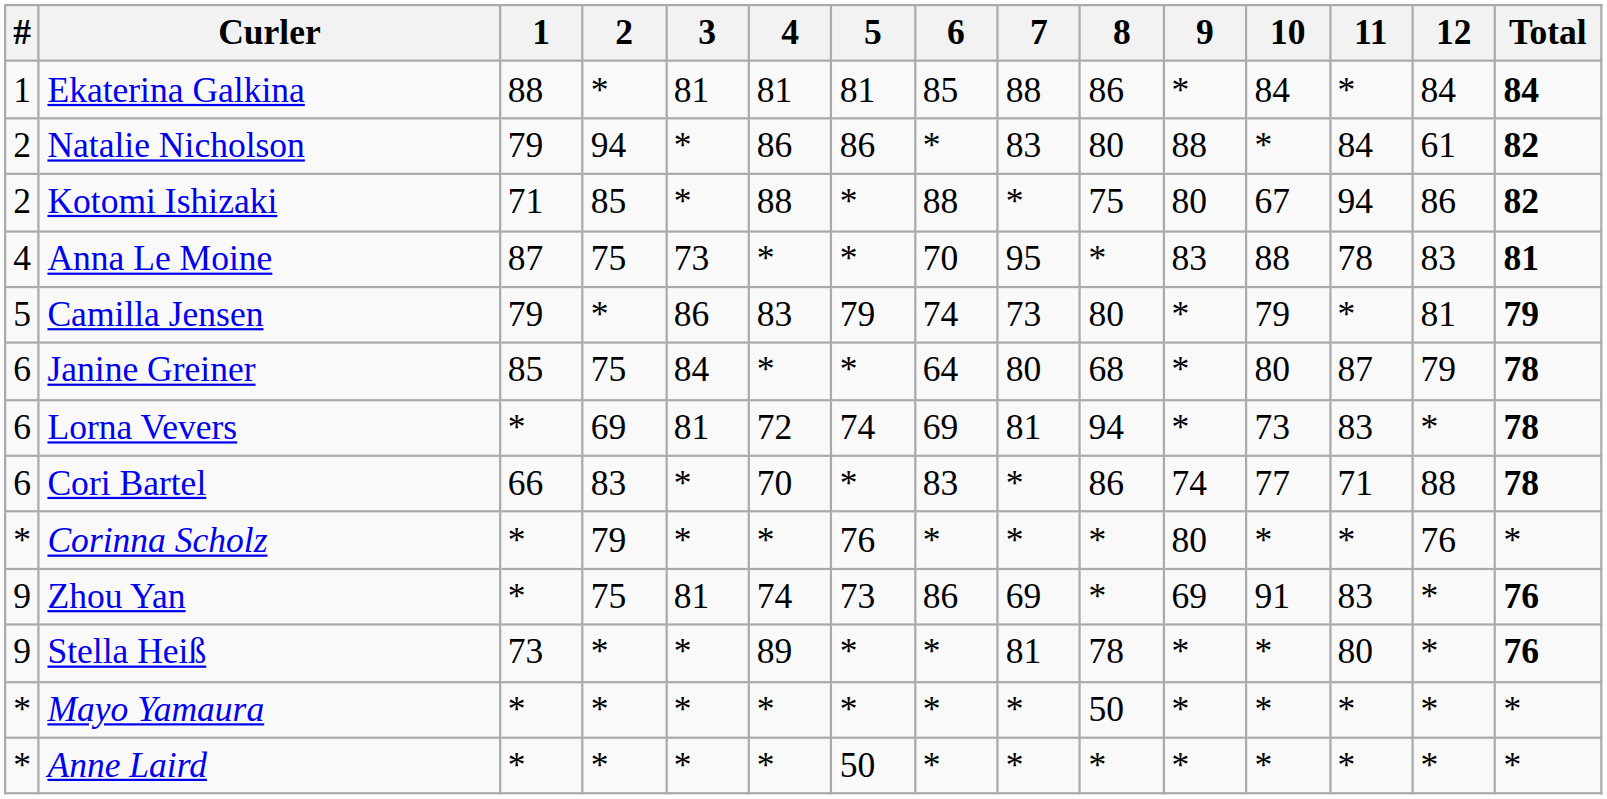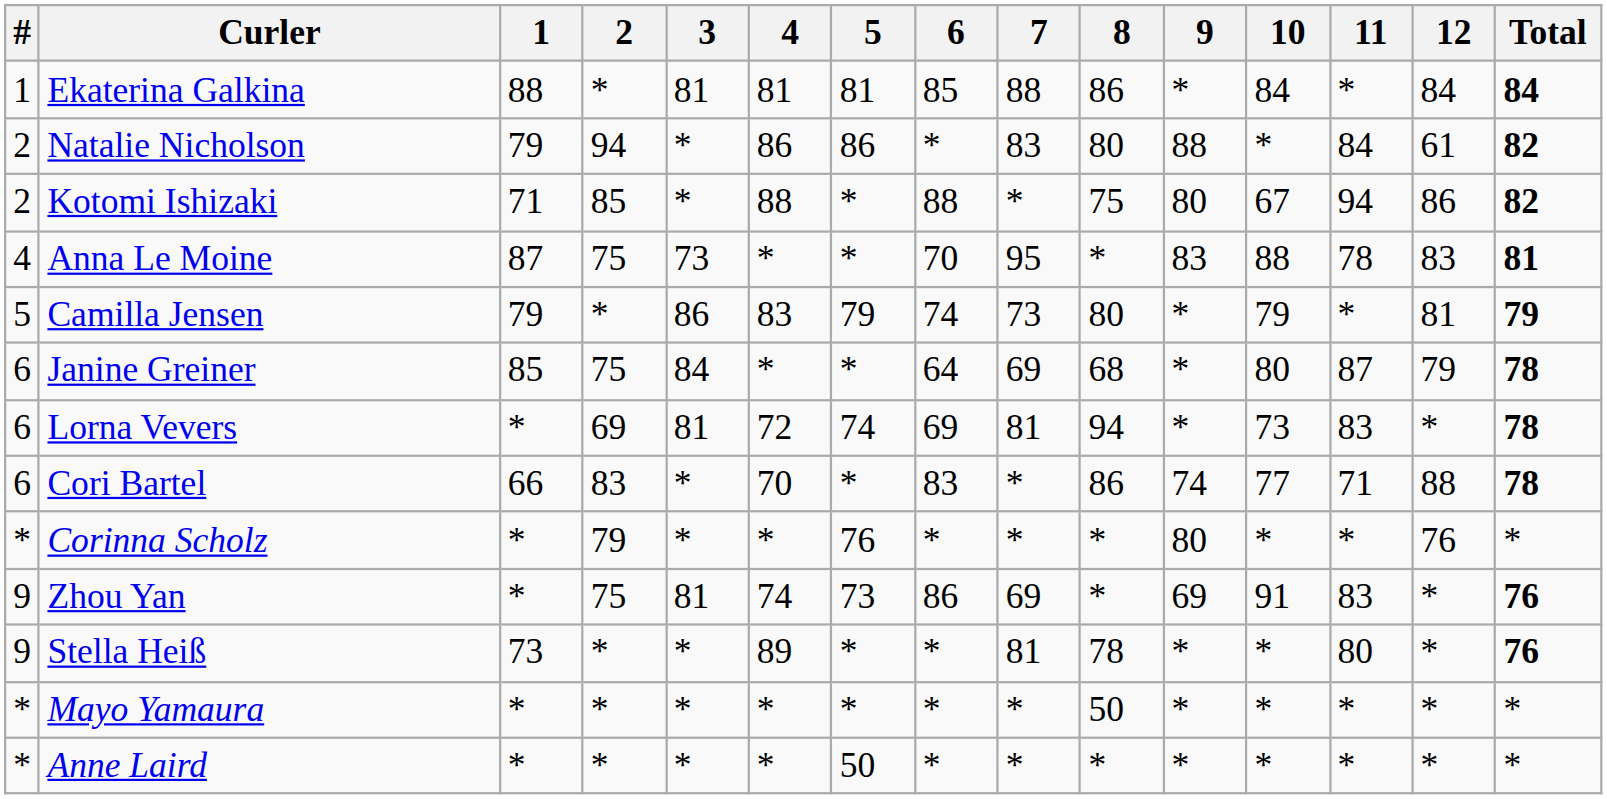(1023, 370) 80 -> (1023, 370) 69
